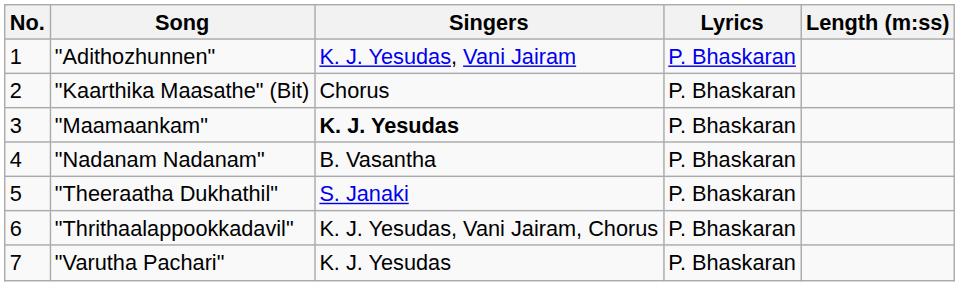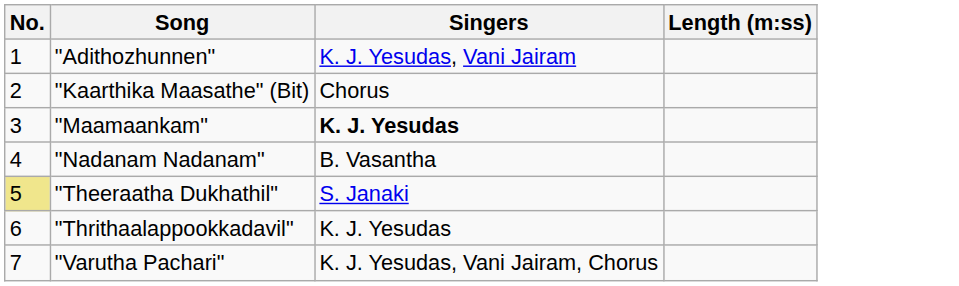- column: (732, 22)
(16, 194) no background -> (16, 194) khaki background
(489, 229) K. J. Yesudas, Vani Jairam, Chorus -> (385, 229) K. J. Yesudas
(385, 263) K. J. Yesudas -> (489, 263) K. J. Yesudas, Vani Jairam, Chorus
